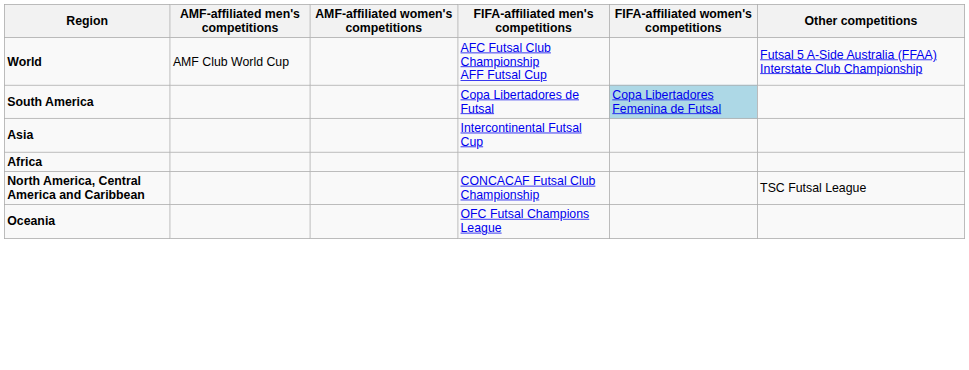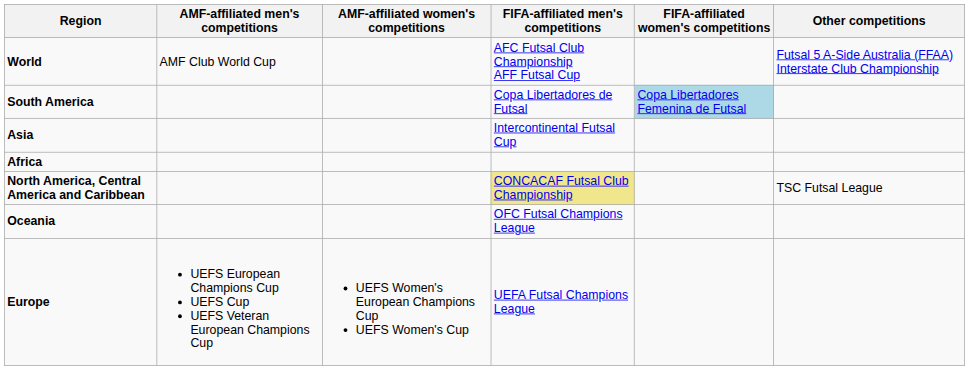(528, 188) no background -> (561, 188) khaki background
+ row: (28, 301)
